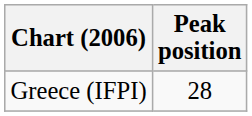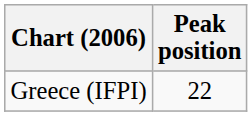(200, 90) 28 -> (200, 90) 22
